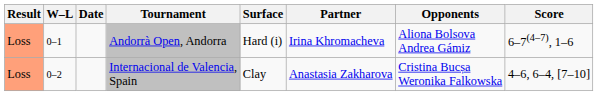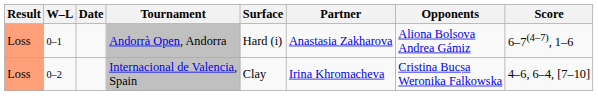(337, 40) Irina Khromacheva -> (341, 40) Anastasia Zakharova
(341, 74) Anastasia Zakharova -> (337, 74) Irina Khromacheva
